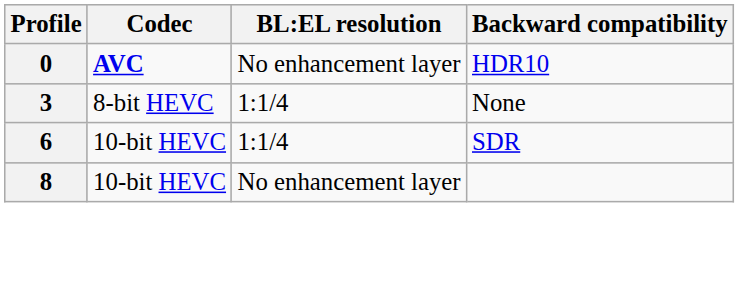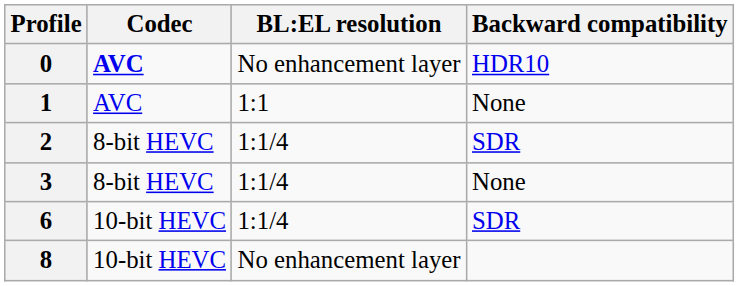+ row: (46, 102)
+ row: (46, 142)
